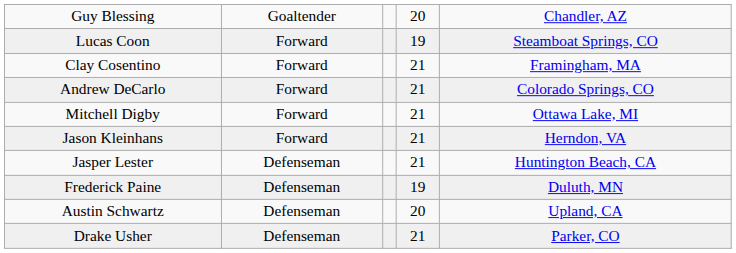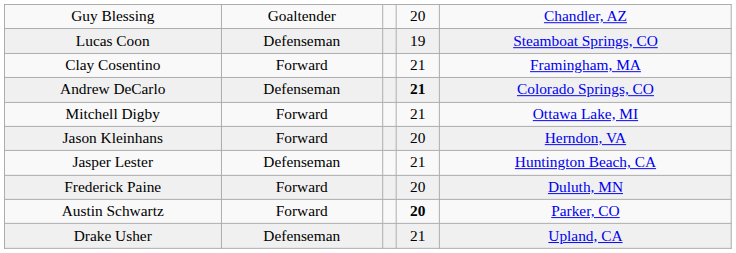(302, 41) Forward -> (302, 41) Defenseman
(302, 89) Forward -> (302, 89) Defenseman
(418, 89) normal -> (418, 89) bold
(418, 138) 21 -> (418, 138) 20
(302, 187) Defenseman -> (302, 187) Forward
(418, 187) 19 -> (418, 187) 20
(302, 211) Defenseman -> (302, 211) Forward
(418, 211) normal -> (418, 211) bold
(585, 211) Upland, CA -> (585, 211) Parker, CO
(585, 235) Parker, CO -> (585, 235) Upland, CA
